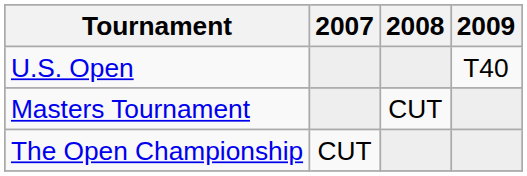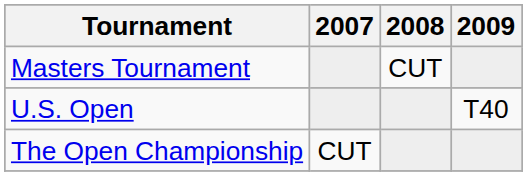rows swapped: (130, 109) <-> (72, 67)
